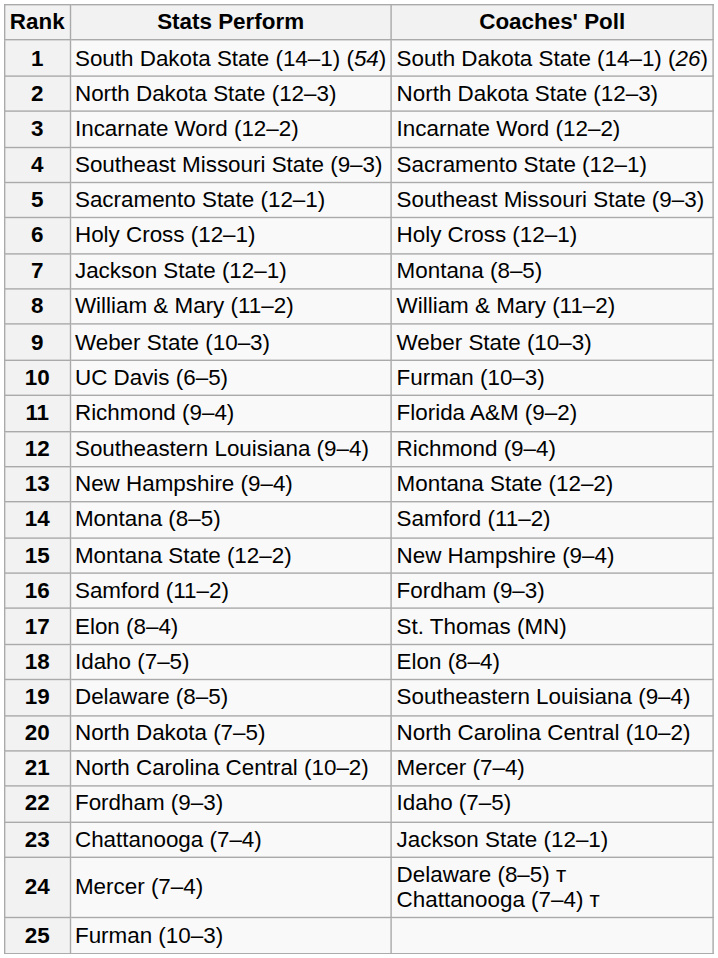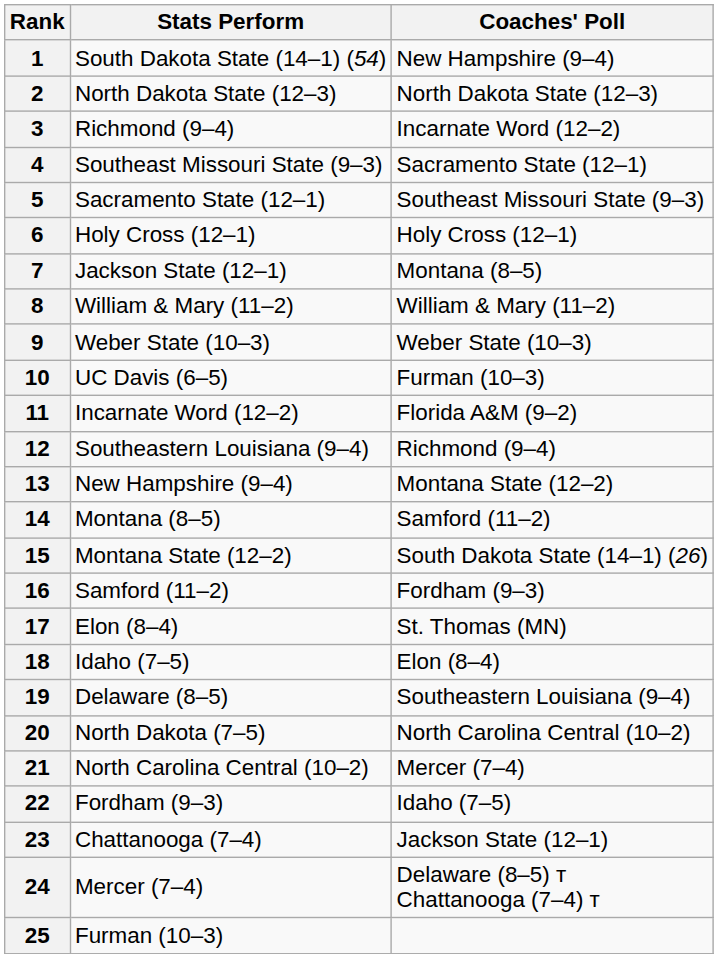(552, 57) South Dakota State (14–1) (26) -> (506, 57) New Hampshire (9–4)
(187, 128) Incarnate Word (12–2) -> (155, 128) Richmond (9–4)
(155, 413) Richmond (9–4) -> (187, 413) Incarnate Word (12–2)
(506, 555) New Hampshire (9–4) -> (552, 555) South Dakota State (14–1) (26)
